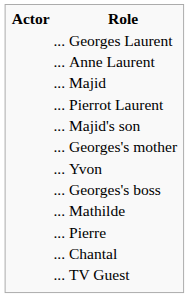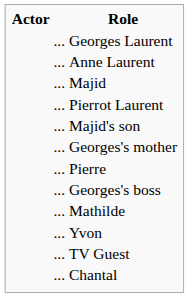rows swapped: (88, 233) <-> (85, 169)
rows swapped: (93, 254) <-> (99, 275)
